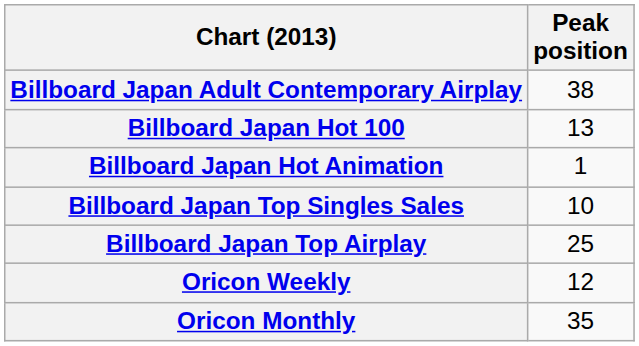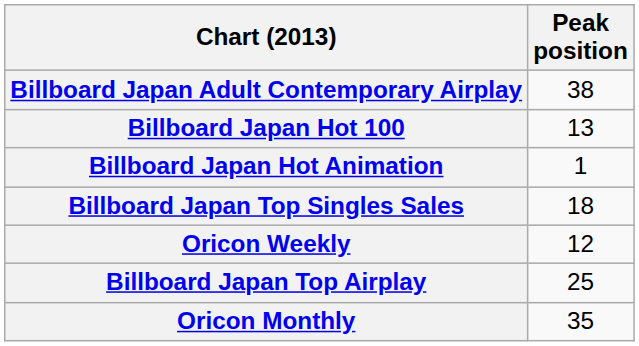(581, 205) 10 -> (581, 205) 18
rows swapped: (266, 243) <-> (266, 282)
